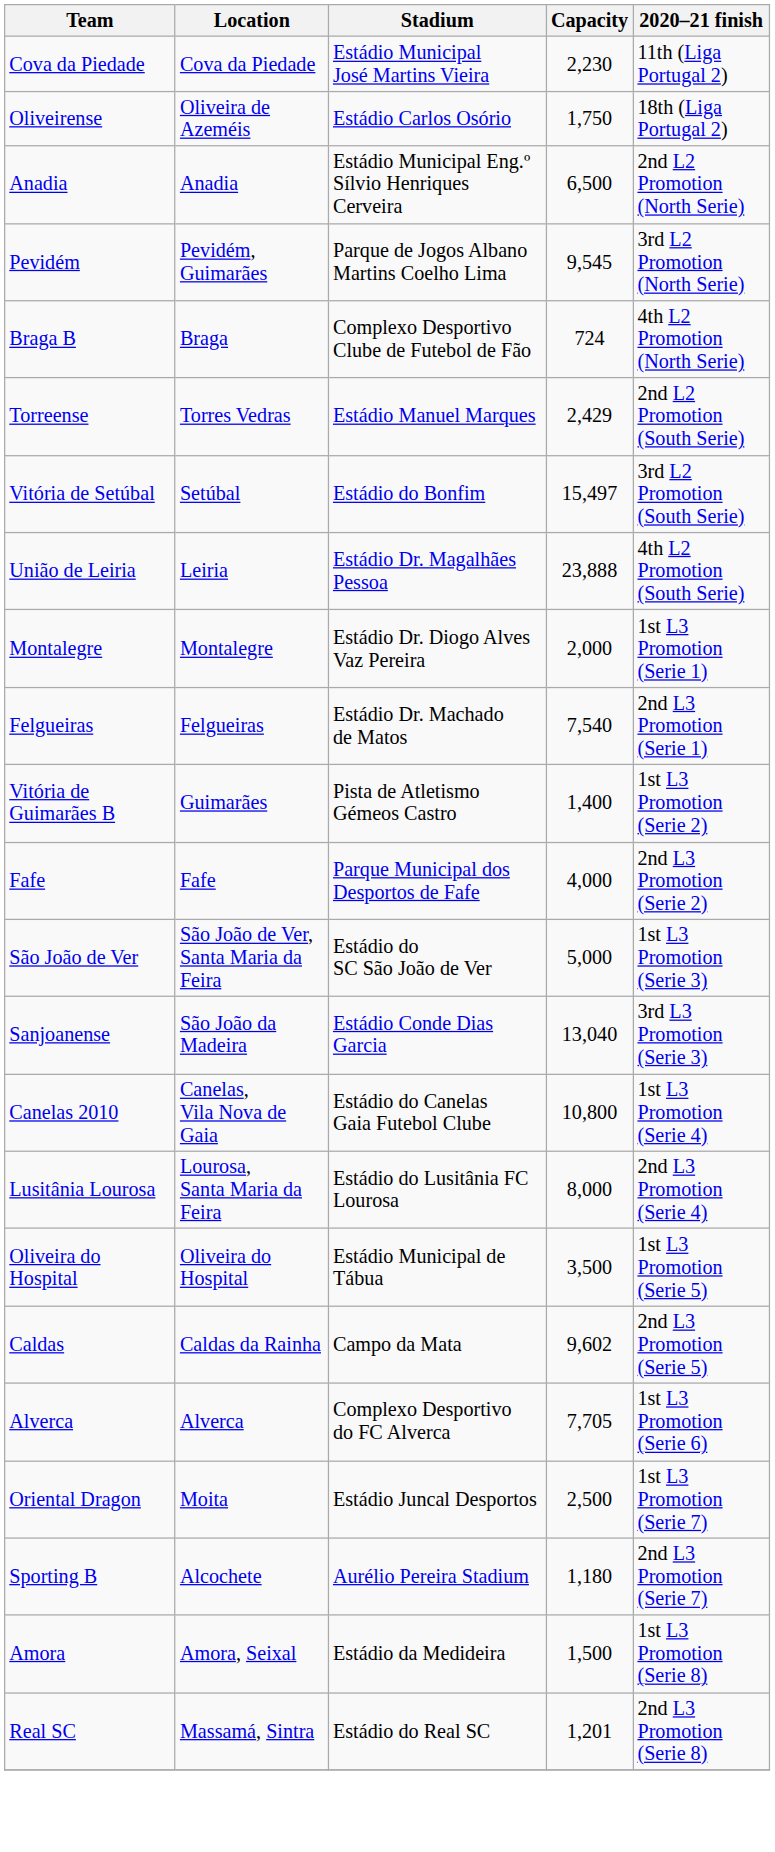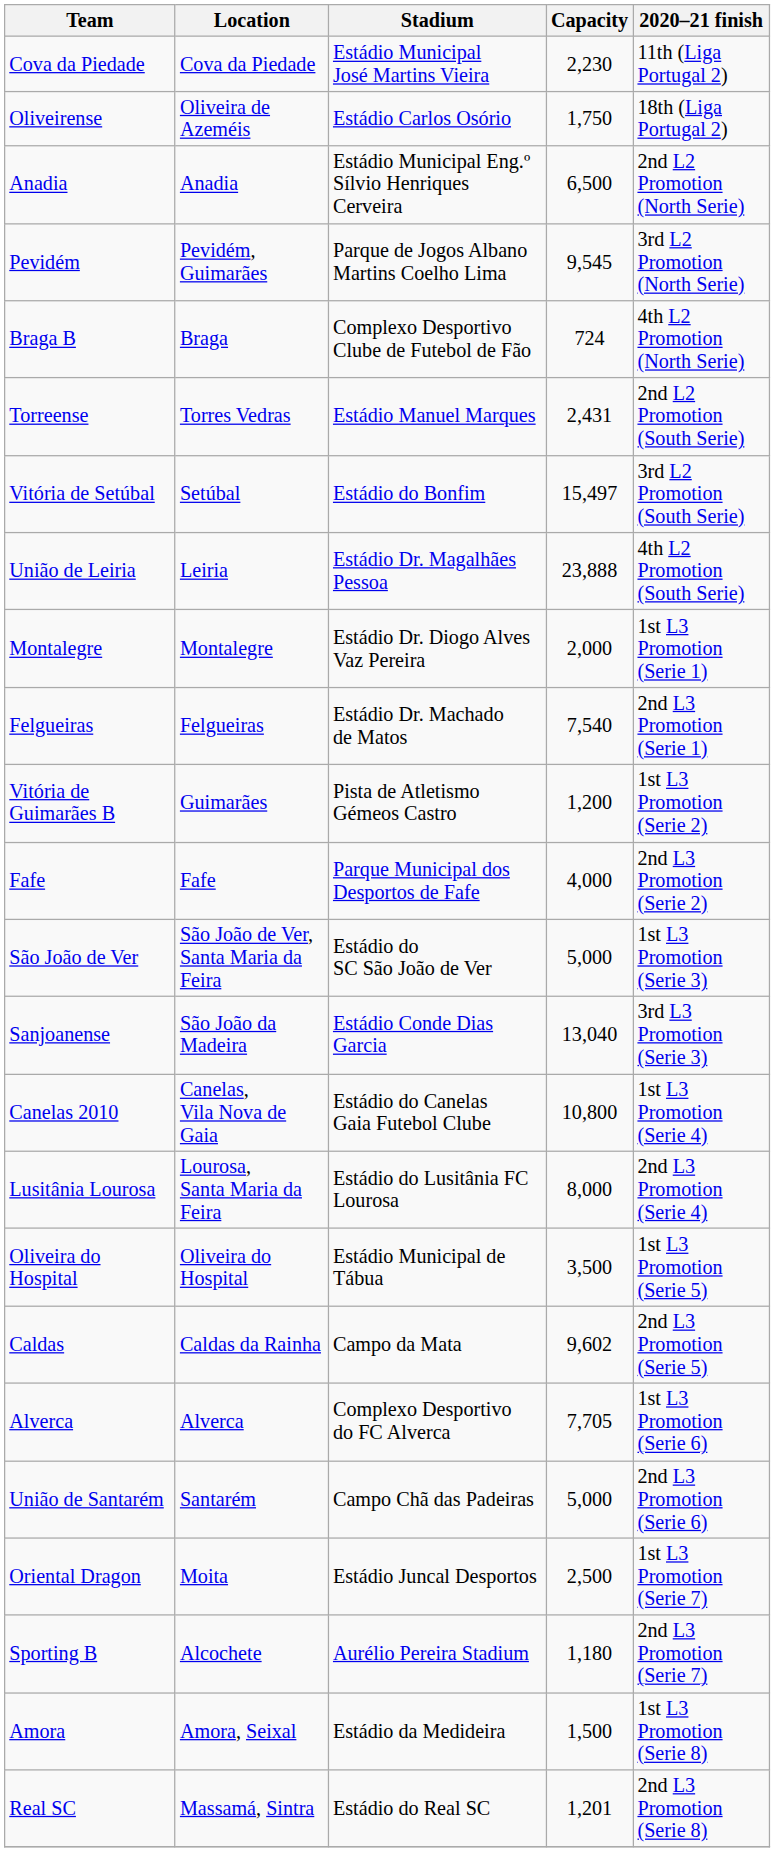(590, 416) 2,429 -> (590, 416) 2,431
(590, 803) 1,400 -> (590, 803) 1,200
+ row: (87, 1499)
